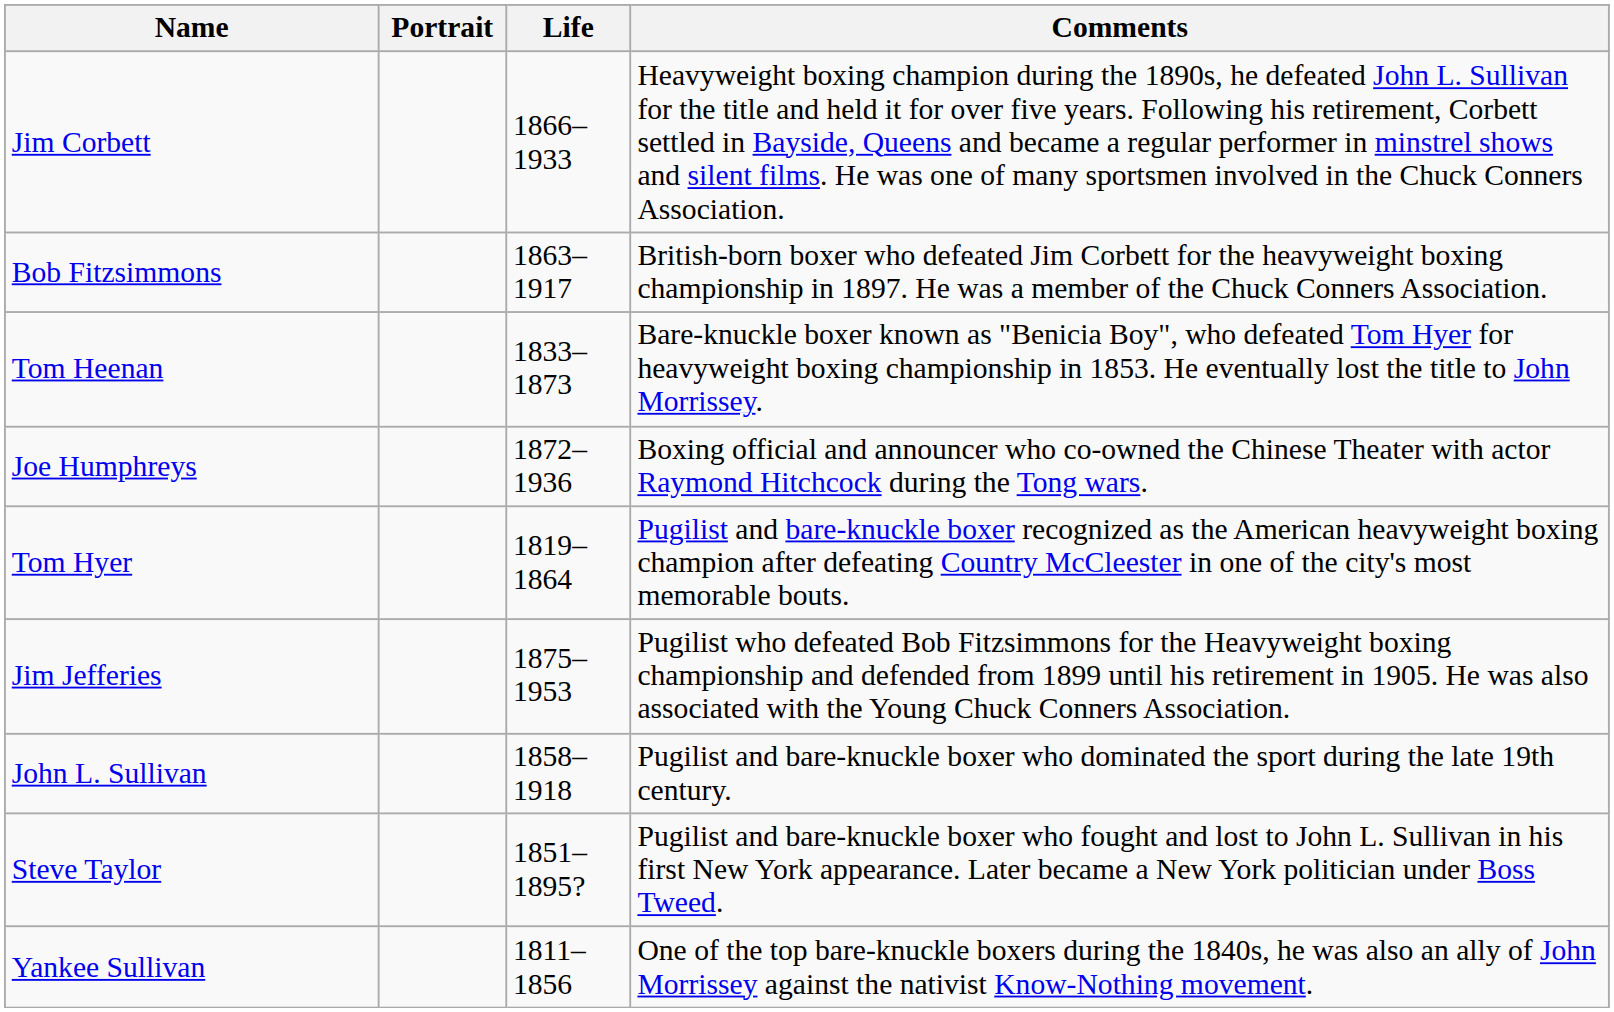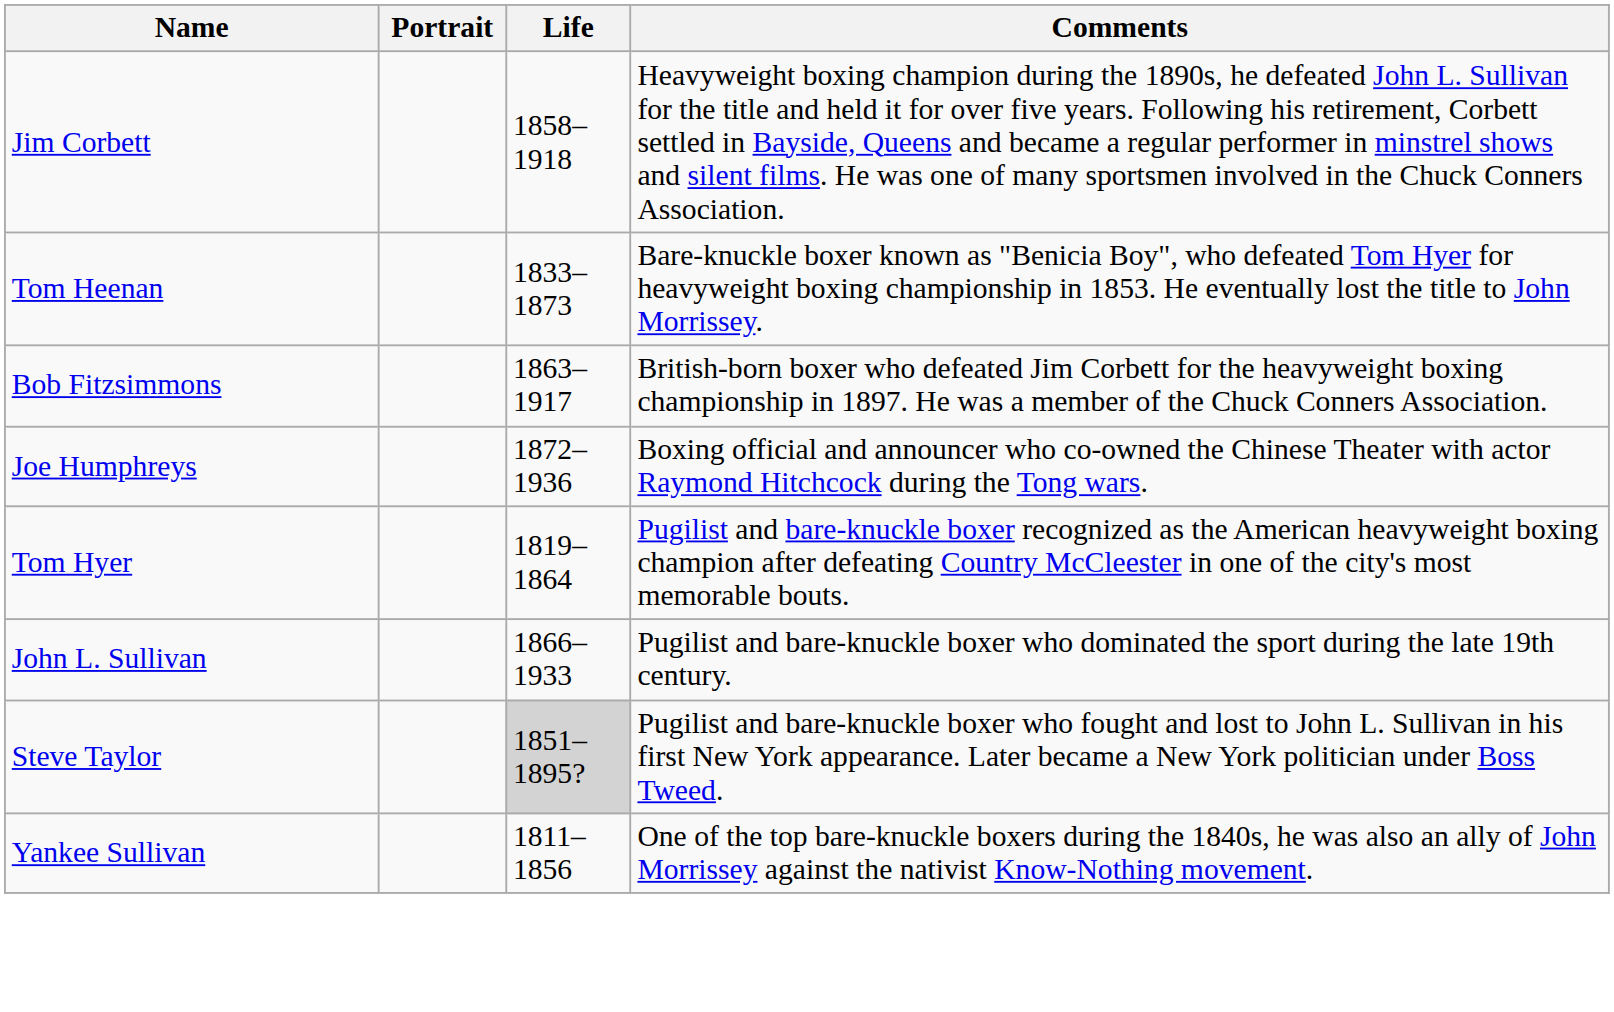(550, 141) 1866–1933 -> (550, 141) 1858–1918
rows swapped: (117, 271) <-> (88, 368)
- row: (87, 675)
(550, 772) 1858–1918 -> (550, 659) 1866–1933
(550, 869) no background -> (550, 756) lightgrey background
